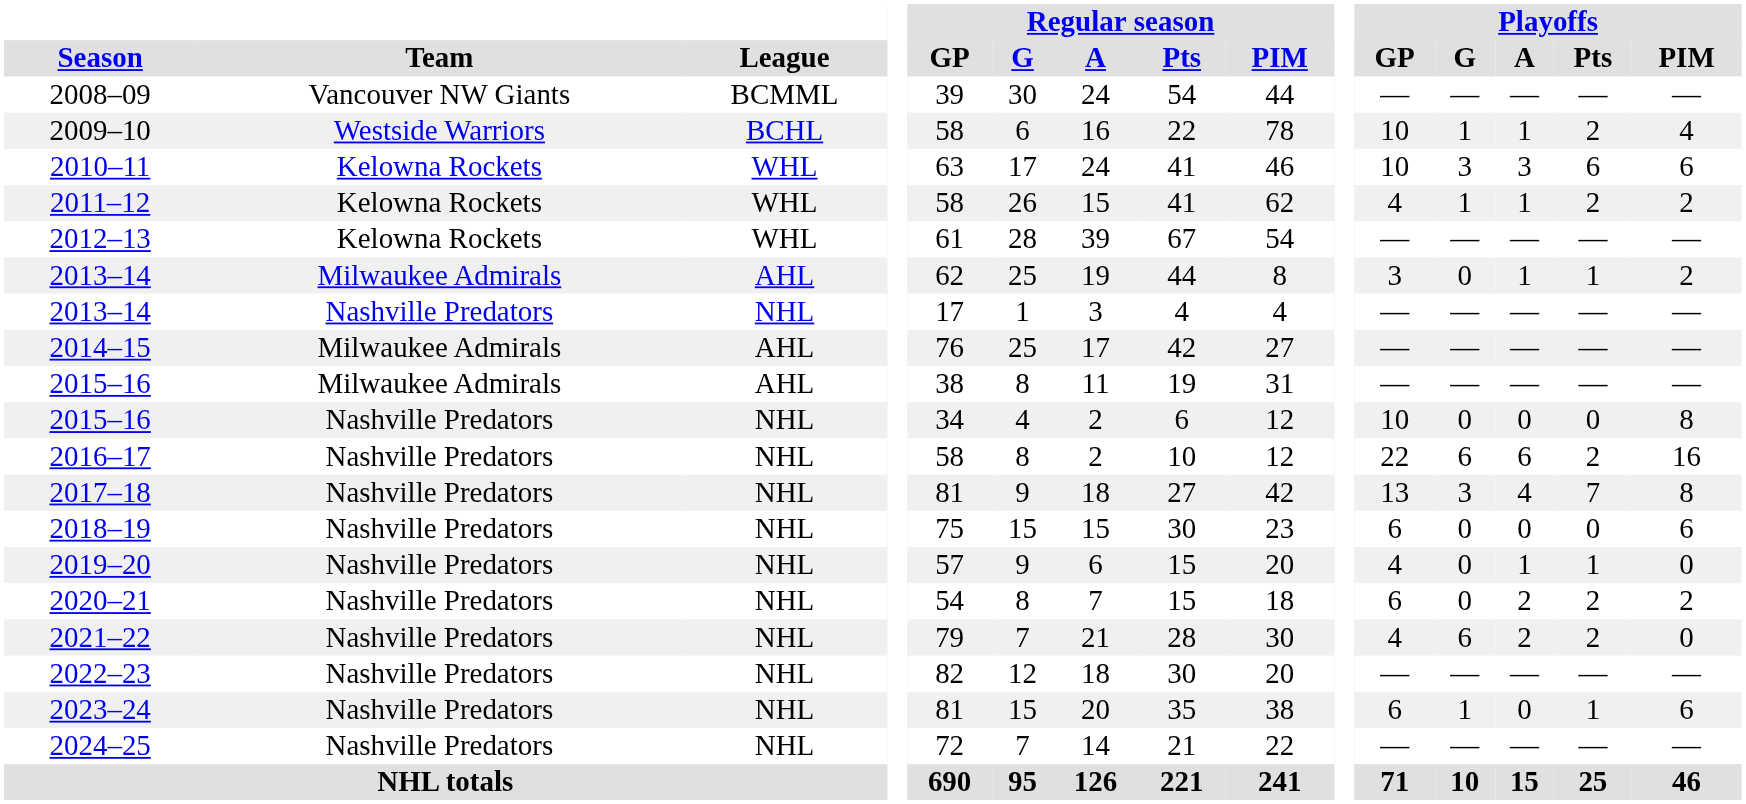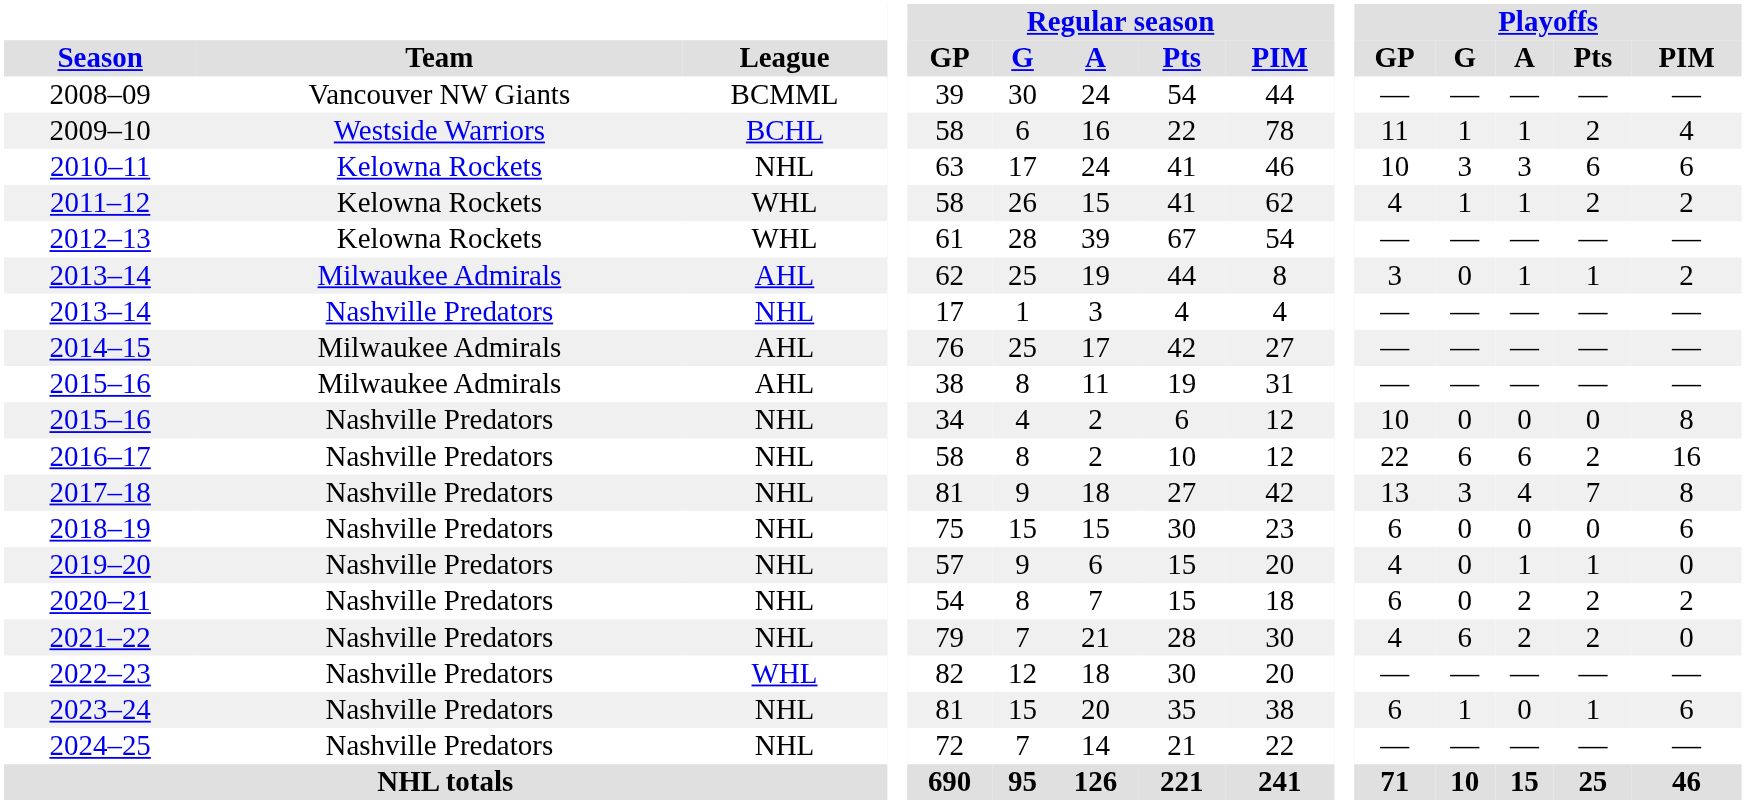(1395, 130) 10 -> (1395, 130) 11
(785, 166) WHL -> (785, 166) NHL
(785, 673) NHL -> (785, 673) WHL
